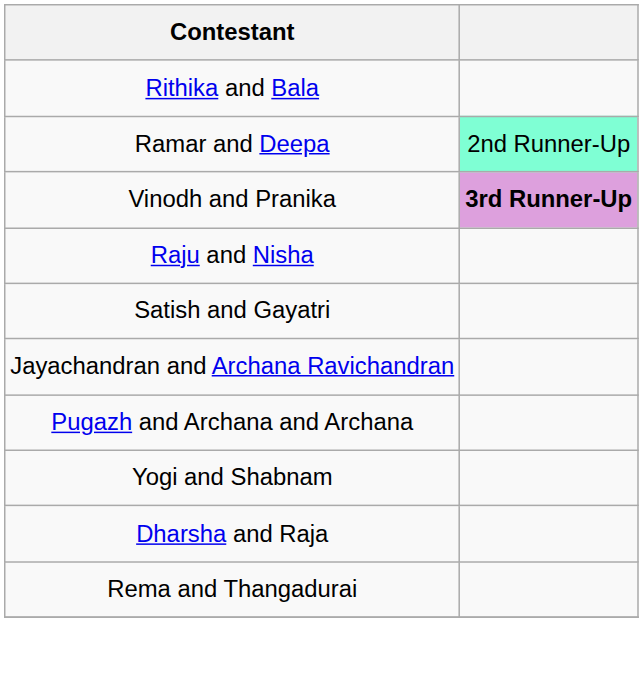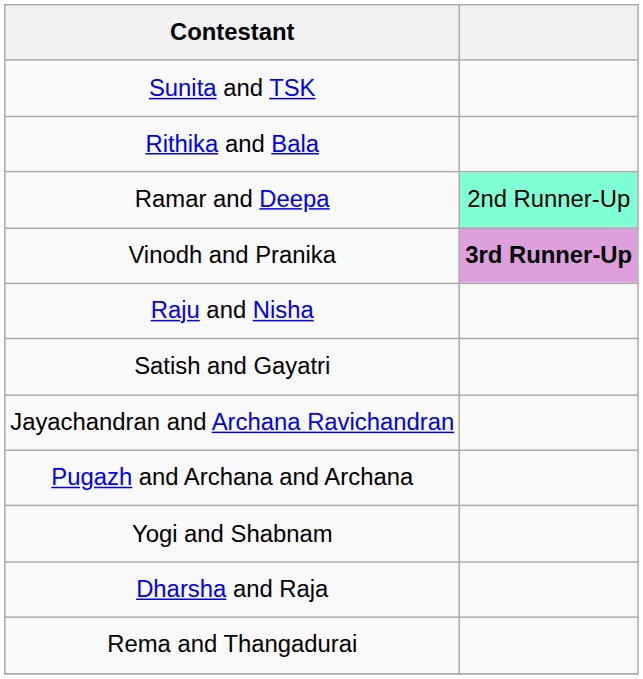+ row: (232, 88)
